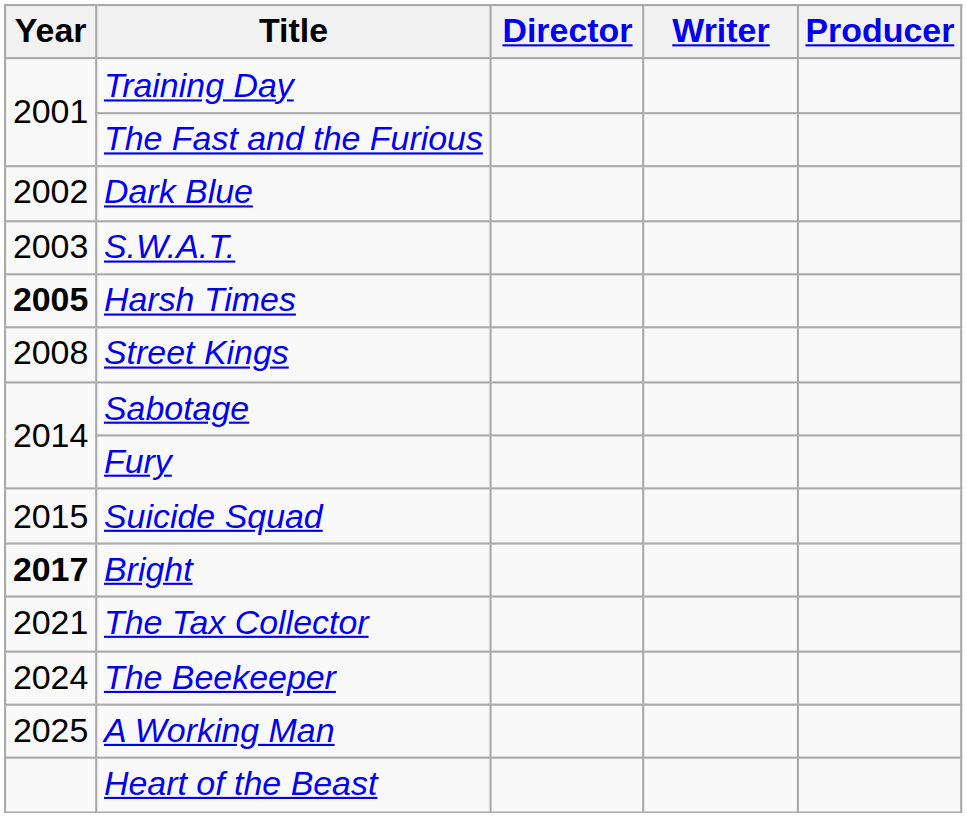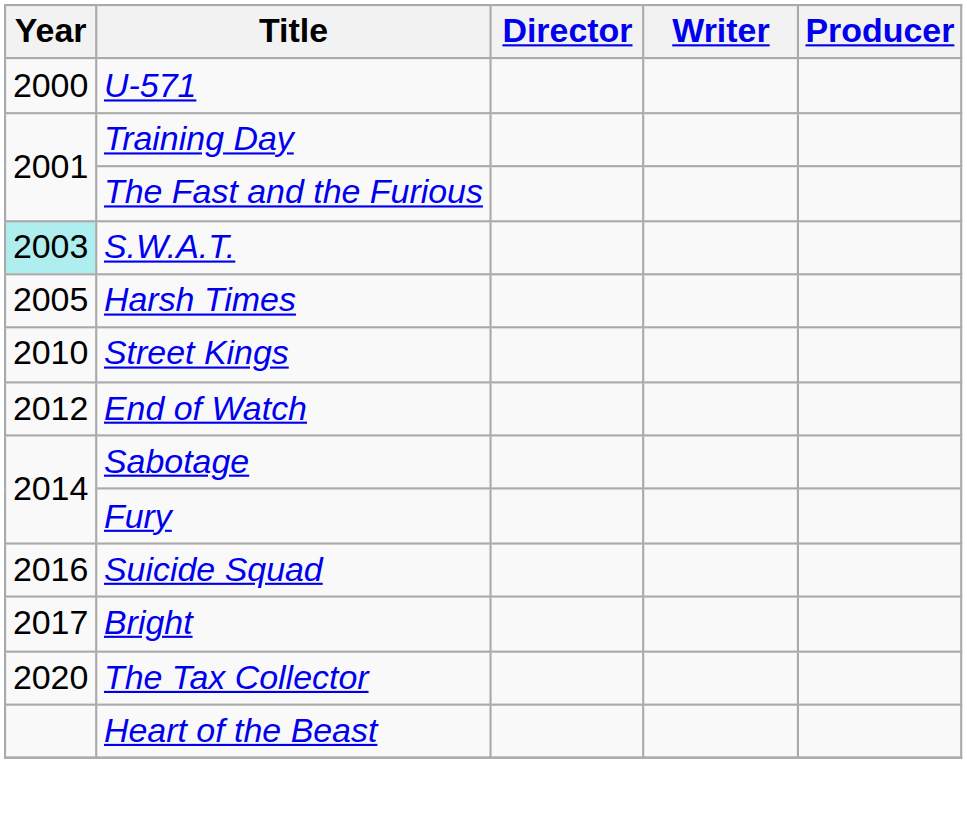+ row: (150, 85)
- row: (178, 192)
(51, 246) no background -> (51, 246) paleturquoise background
(51, 300) bold -> (51, 300) normal
(51, 354) 2008 -> (51, 354) 2010
+ row: (205, 407)
(51, 515) 2015 -> (51, 569) 2016
(51, 569) bold -> (51, 623) normal
(51, 623) 2021 -> (51, 676) 2020
- row: (220, 676)
- row: (219, 730)
